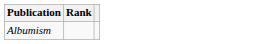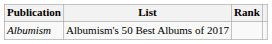+ column: (147, 13)
